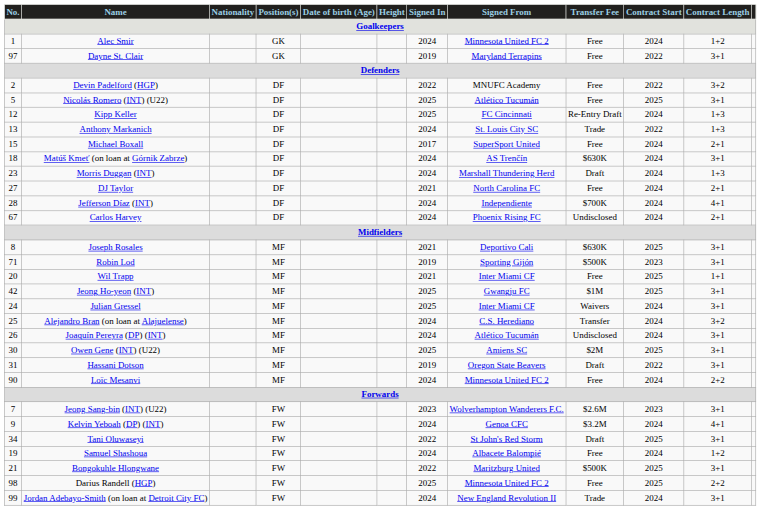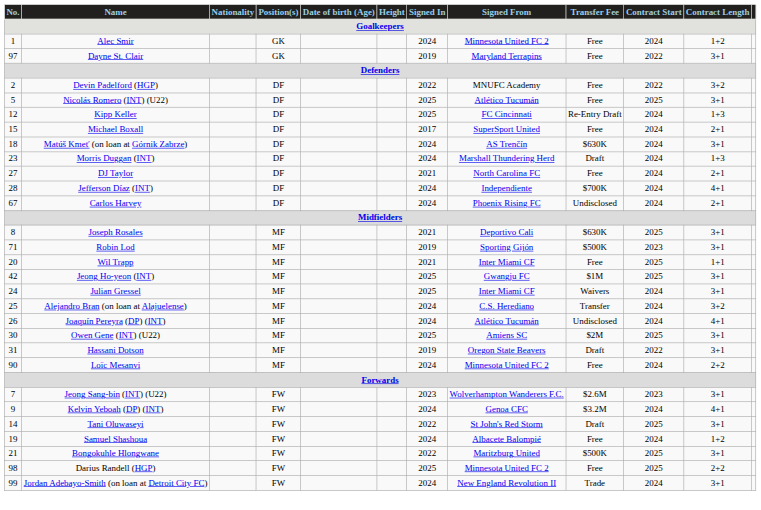- row: (116, 130)
(718, 336) 3+1 -> (718, 321) 4+1
(13, 439) 34 -> (13, 424) 14
